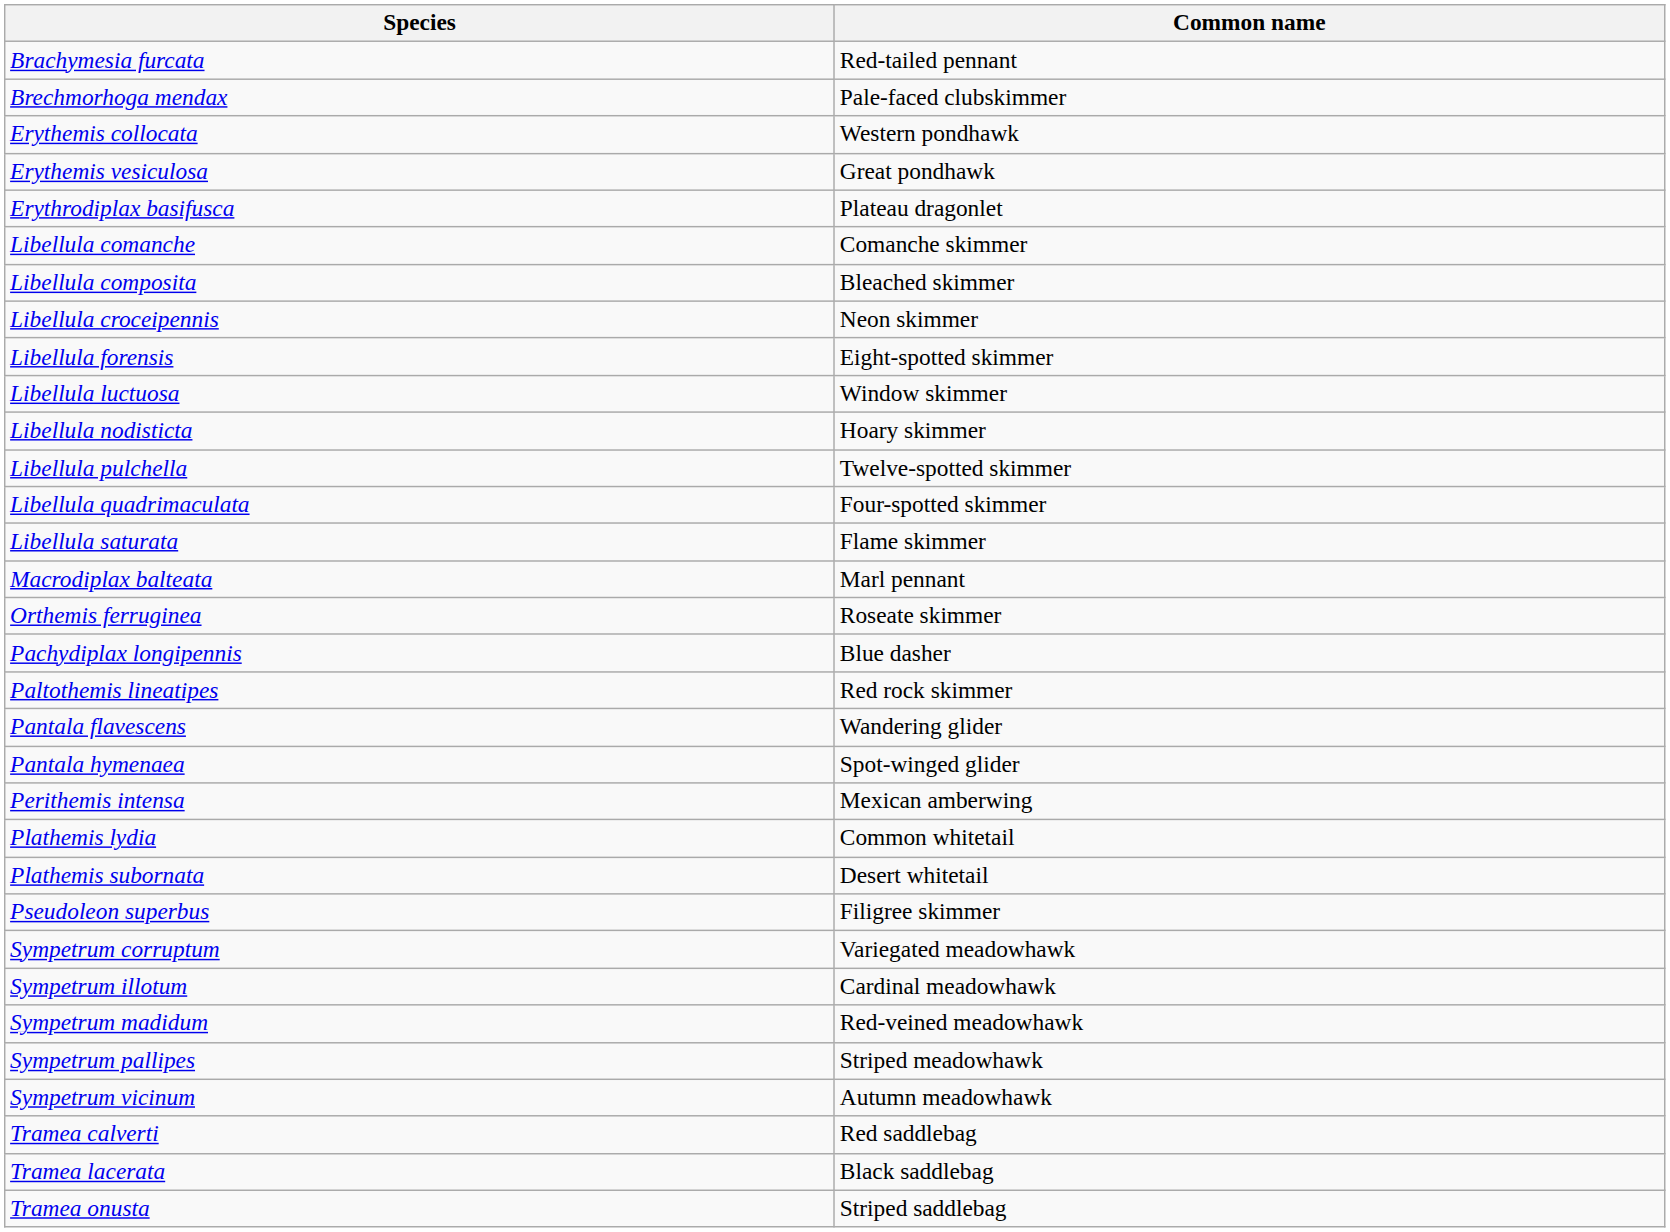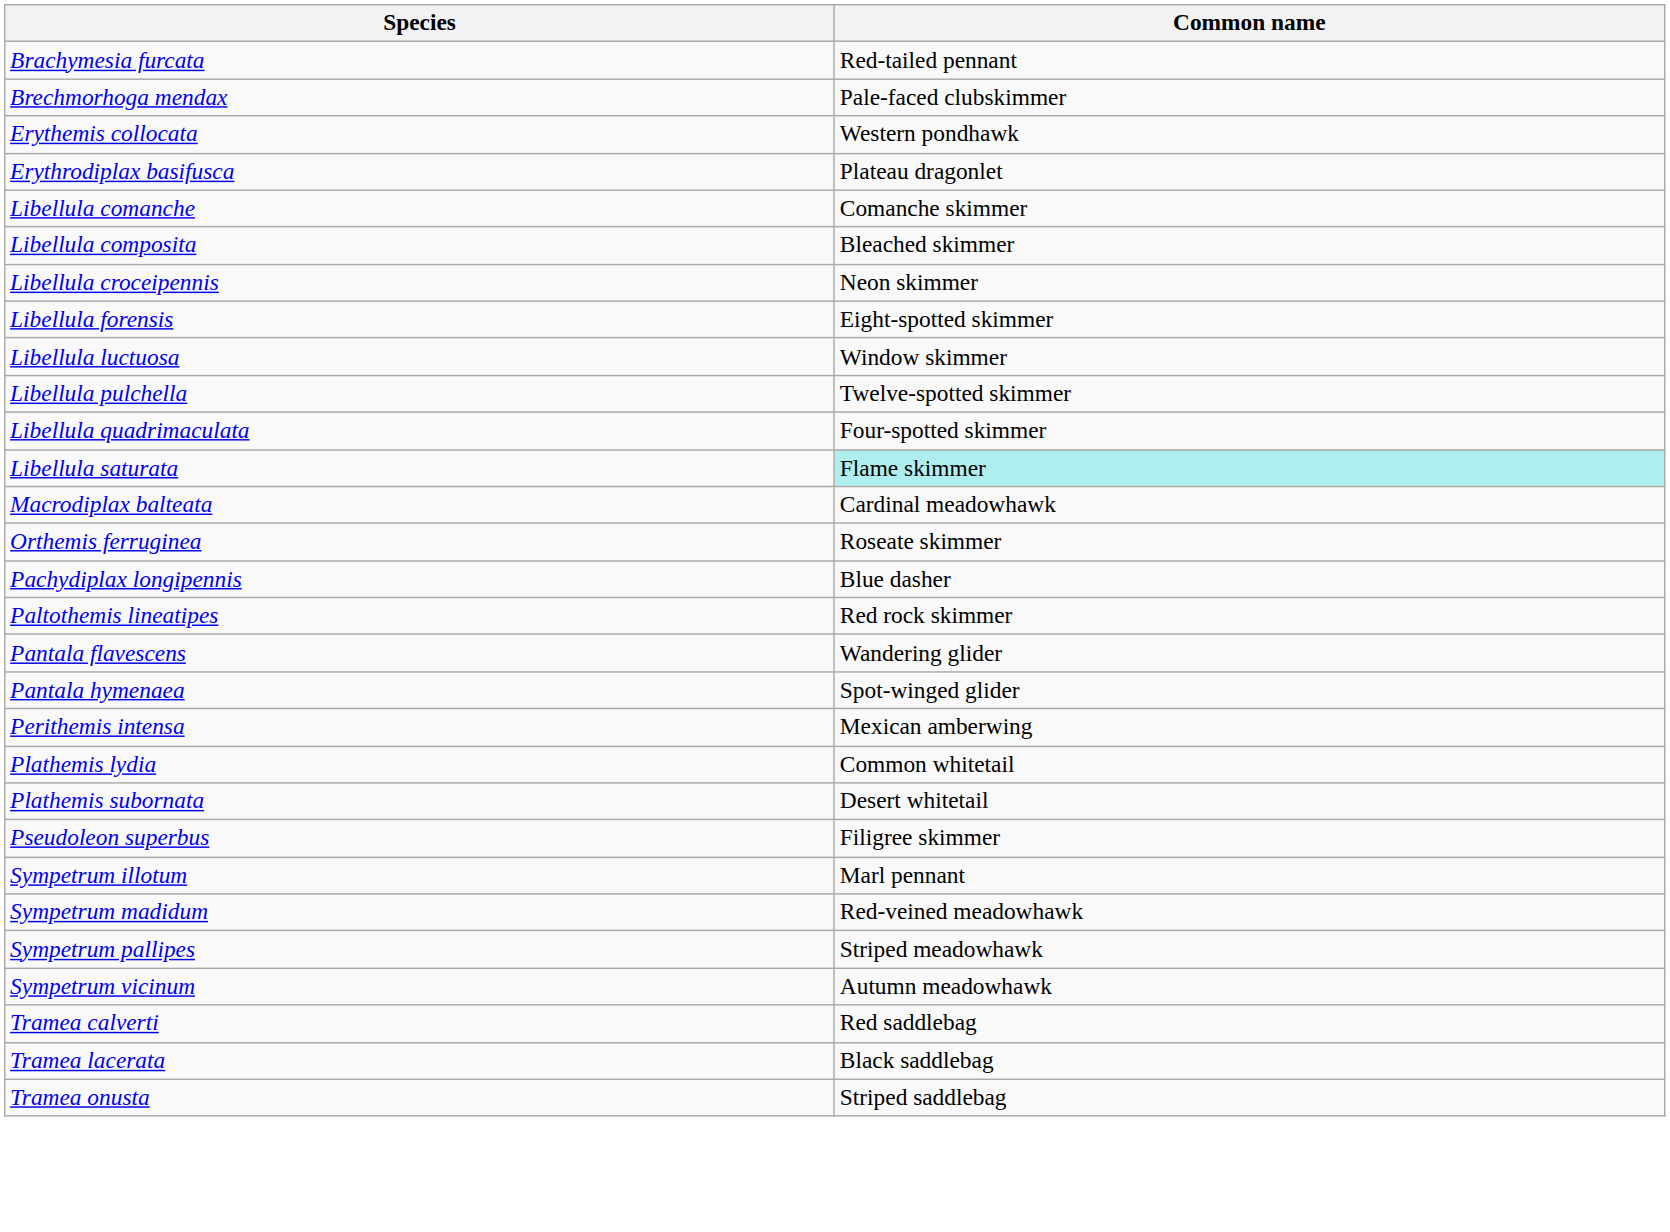- row: (109, 171)
- row: (101, 430)
(913, 541) no background -> (913, 467) paleturquoise background
(902, 578) Marl pennant -> (948, 504) Cardinal meadowhawk
- row: (115, 949)
(948, 986) Cardinal meadowhawk -> (902, 875) Marl pennant
